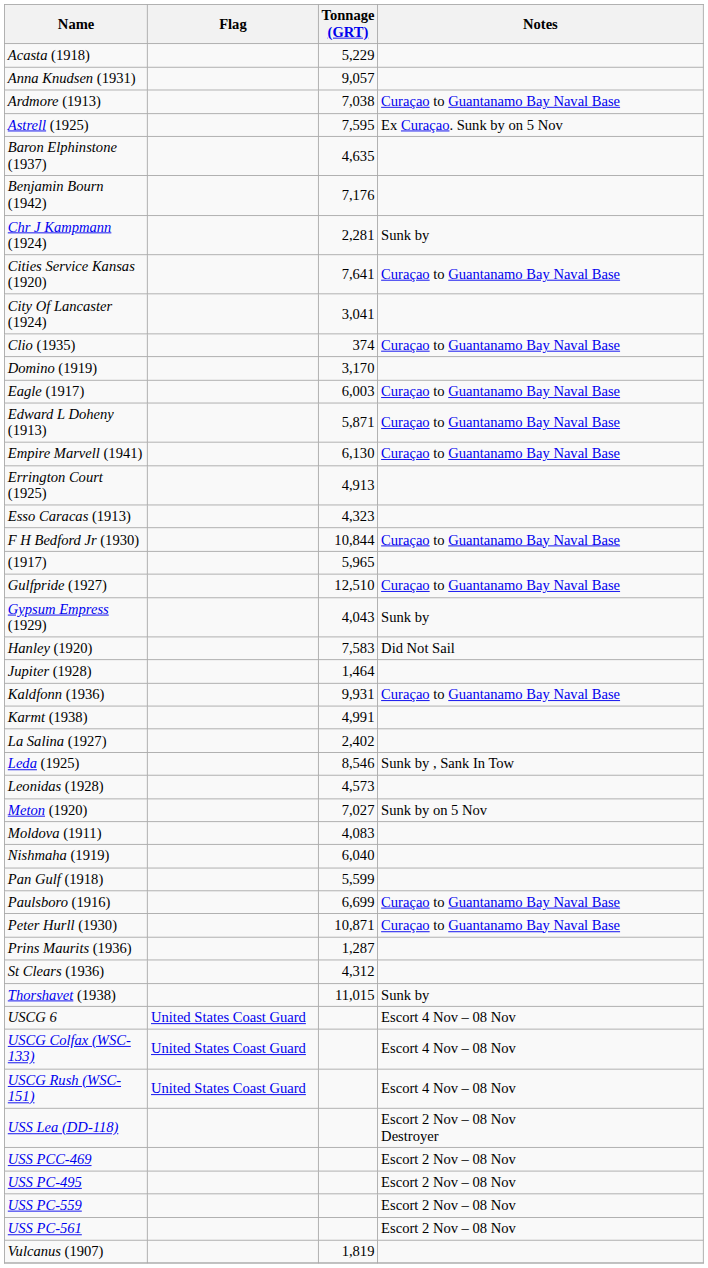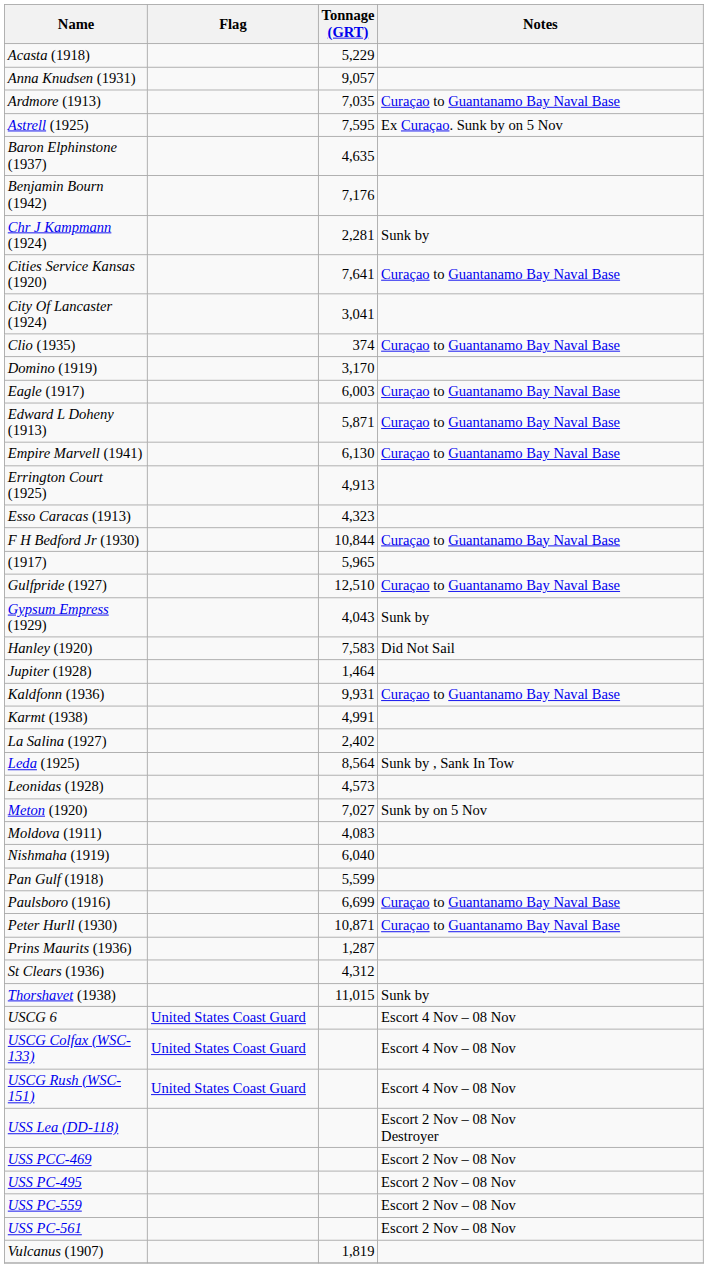(358, 101) 7,038 -> (358, 101) 7,035
(358, 763) 8,546 -> (358, 763) 8,564
